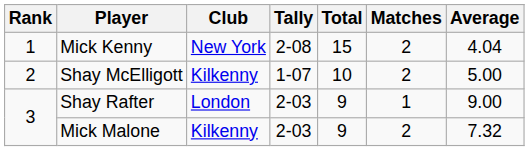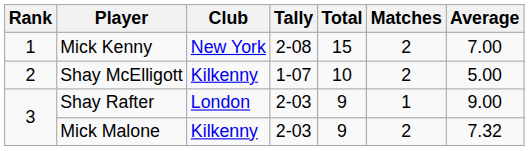(485, 46) 4.04 -> (485, 46) 7.00
